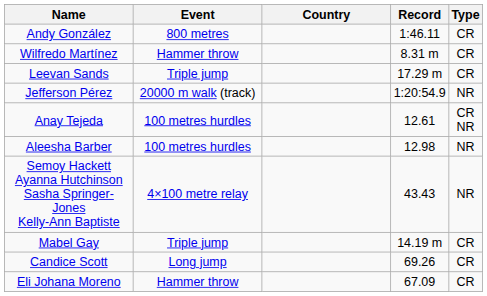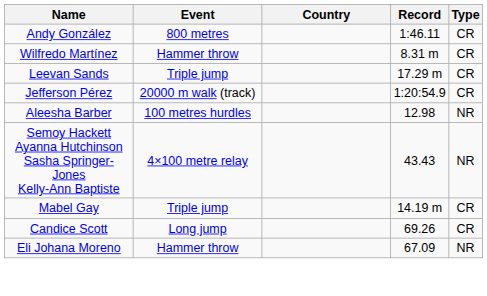(465, 93) NR -> (465, 93) CR
- row: (69, 120)
(465, 281) CR -> (465, 248) NR
